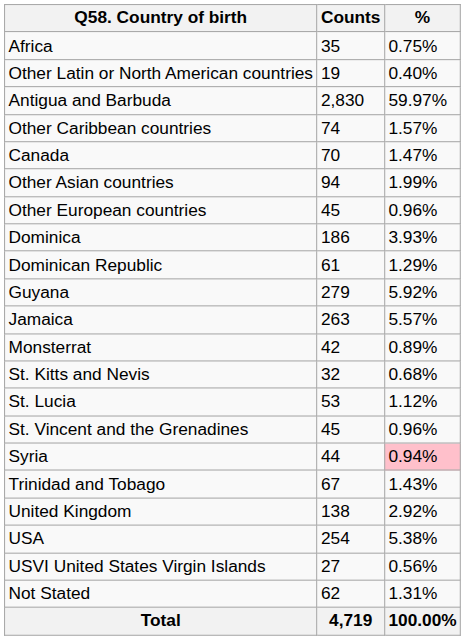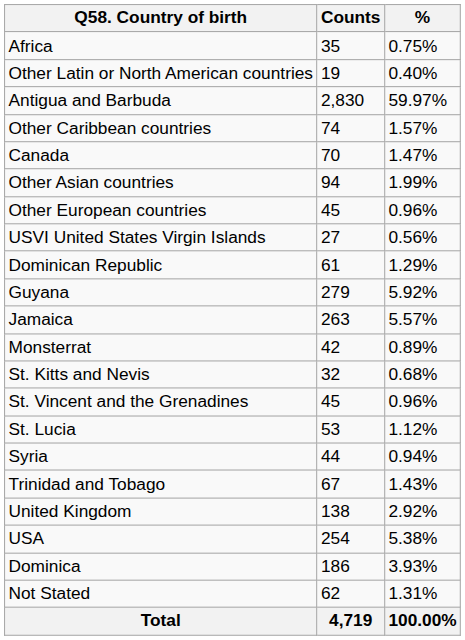rows swapped: (45, 237) <-> (137, 566)
rows swapped: (42, 401) <-> (128, 429)
(413, 456) pink background -> (413, 456) no background
